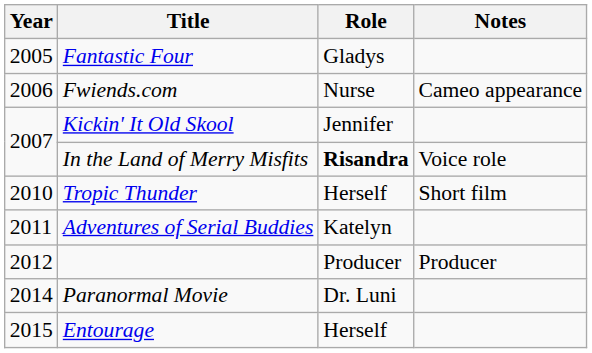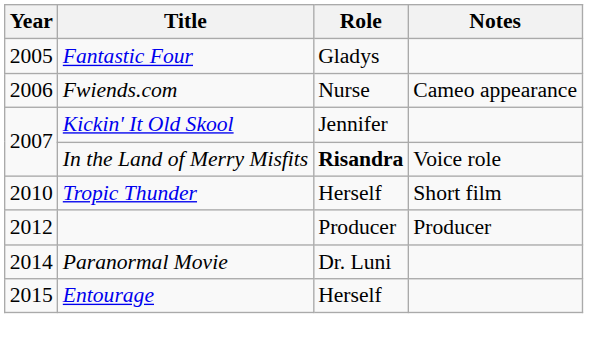- row: (188, 227)
